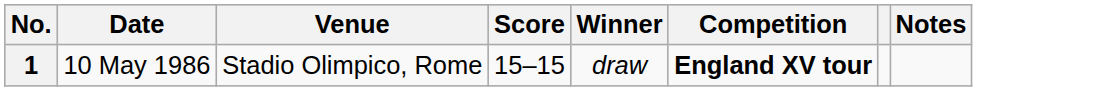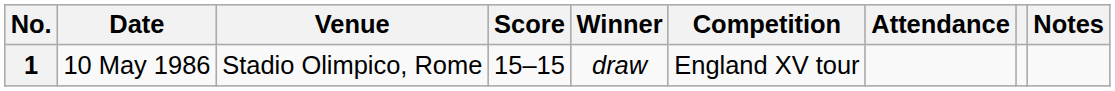+ column: (941, 24)
(773, 65) bold -> (767, 65) normal
